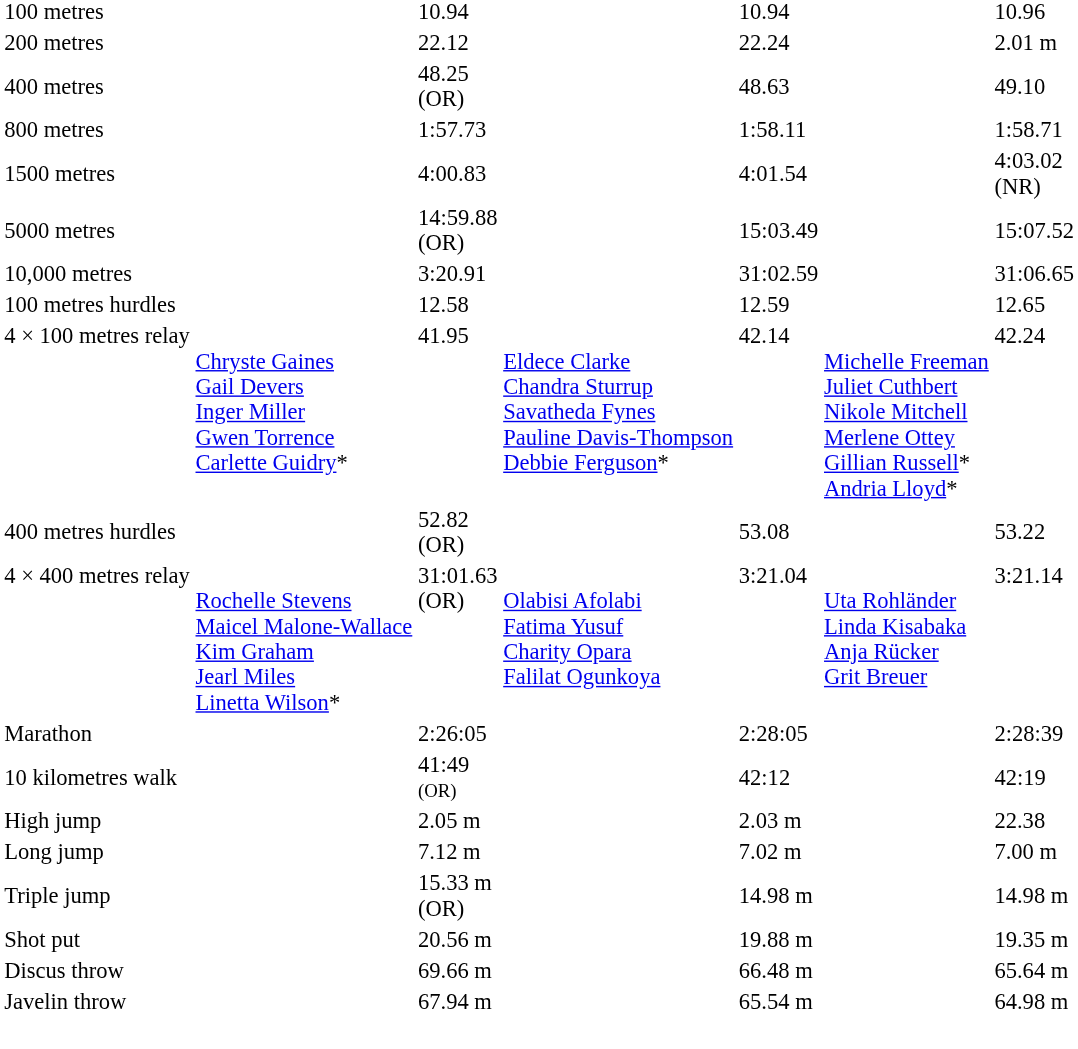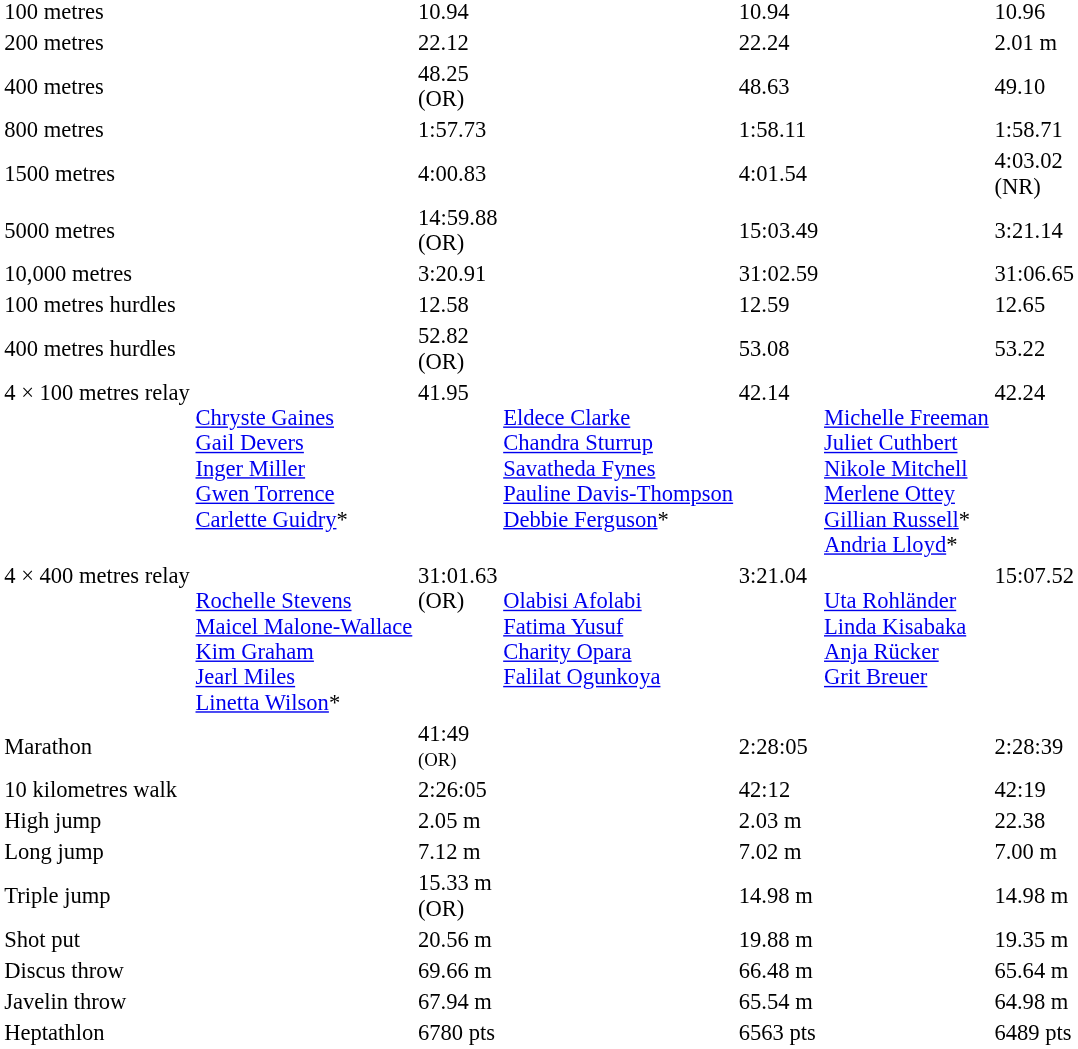(1034, 230) 15:07.52 -> (1029, 230) 3:21.14
rows swapped: (90, 532) <-> (97, 336)
(1029, 575) 3:21.14 -> (1034, 575) 15:07.52
(452, 733) 2:26:05 -> (444, 746) 41:49 (OR)
(444, 777) 41:49 (OR) -> (452, 790) 2:26:05
+ row: (54, 1032)
